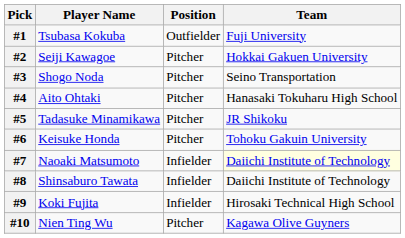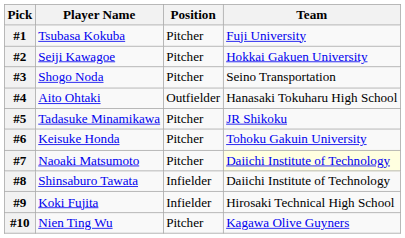(193, 35) Outfielder -> (185, 35) Pitcher
(185, 98) Pitcher -> (193, 98) Outfielder
(189, 160) Infielder -> (185, 160) Pitcher
